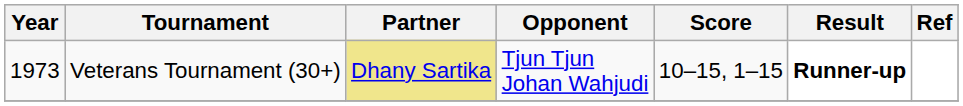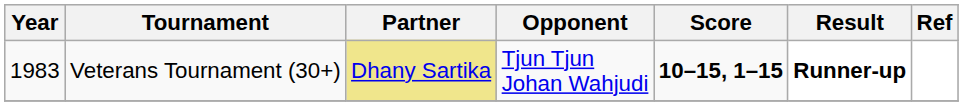(35, 70) 1973 -> (35, 70) 1983
(721, 70) normal -> (721, 70) bold
